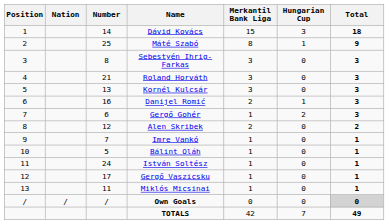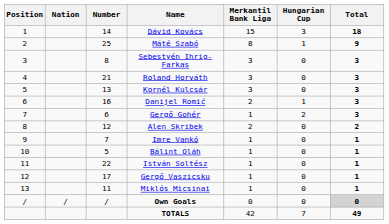(107, 164) 24 -> (107, 164) 22
